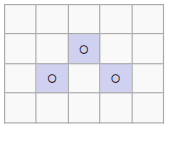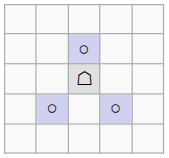+ row: (52, 79)
